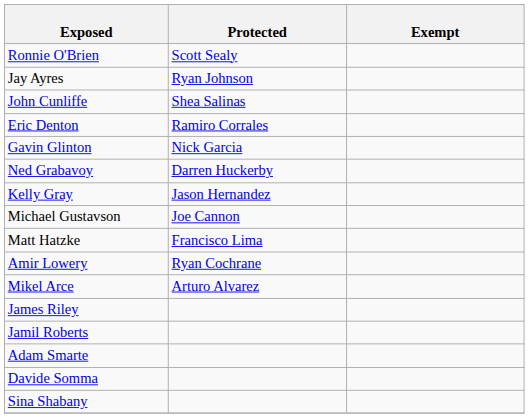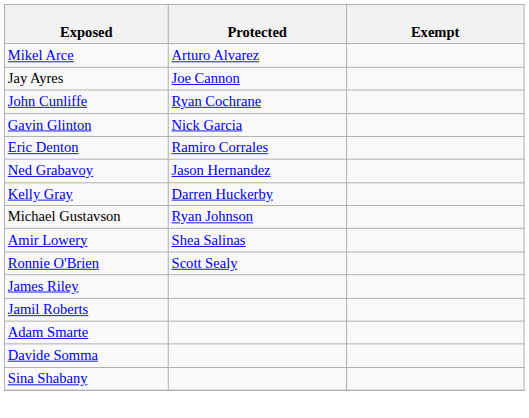rows swapped: (41, 286) <-> (53, 55)
(212, 78) Ryan Johnson -> (206, 78) Joe Cannon
(209, 101) Shea Salinas -> (216, 101) Ryan Cochrane
rows swapped: (43, 124) <-> (50, 147)
(222, 170) Darren Huckerby -> (221, 170) Jason Hernandez
(221, 194) Jason Hernandez -> (222, 194) Darren Huckerby
(206, 217) Joe Cannon -> (212, 217) Ryan Johnson
- row: (44, 240)
(216, 263) Ryan Cochrane -> (209, 240) Shea Salinas
